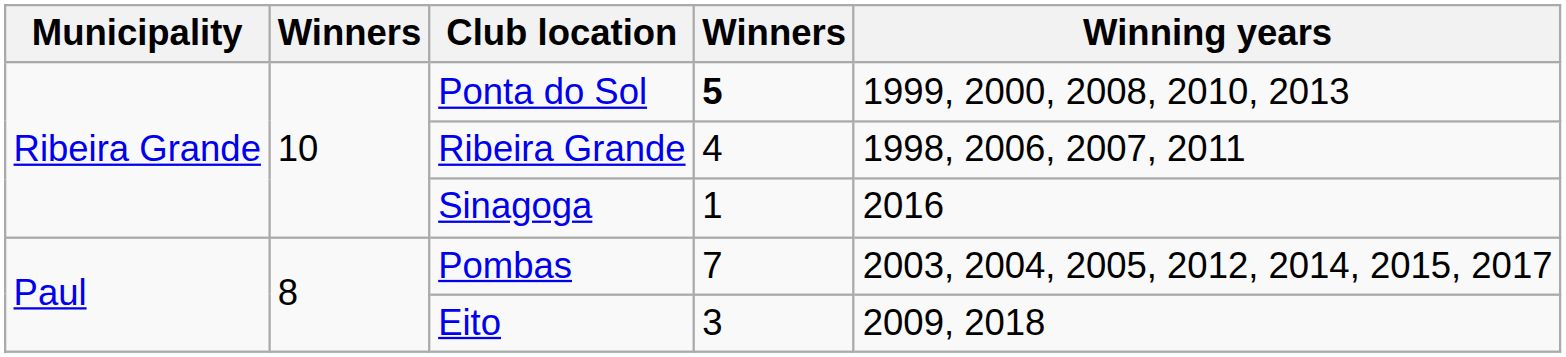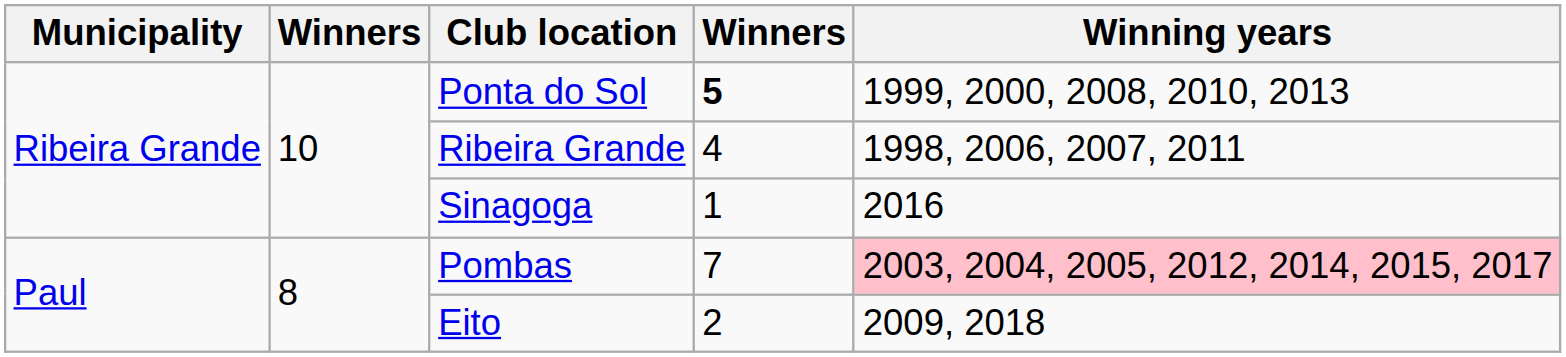(1208, 264) no background -> (1208, 264) pink background
(713, 322) 3 -> (713, 322) 2
